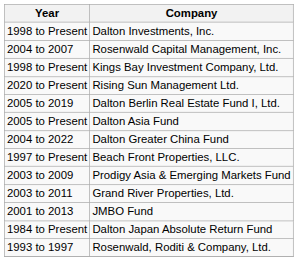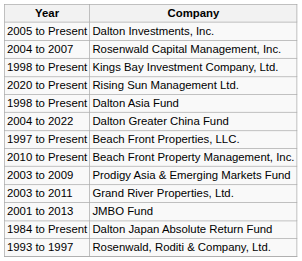(47, 31) 1998 to Present -> (47, 31) 2005 to Present
- row: (186, 103)
(47, 121) 2005 to Present -> (47, 103) 1998 to Present
+ row: (193, 157)
